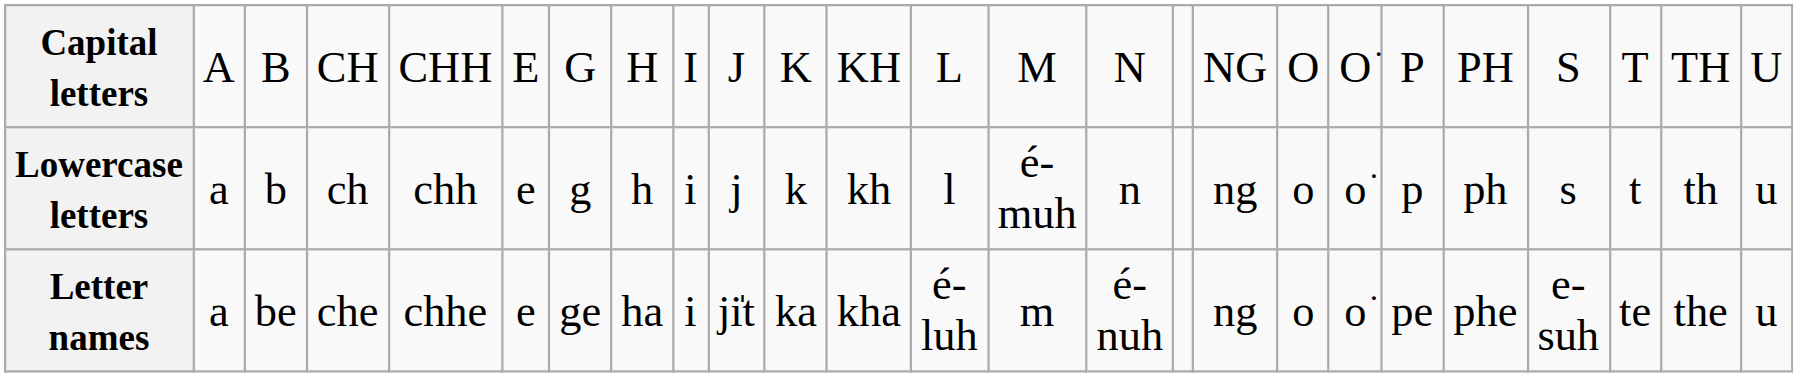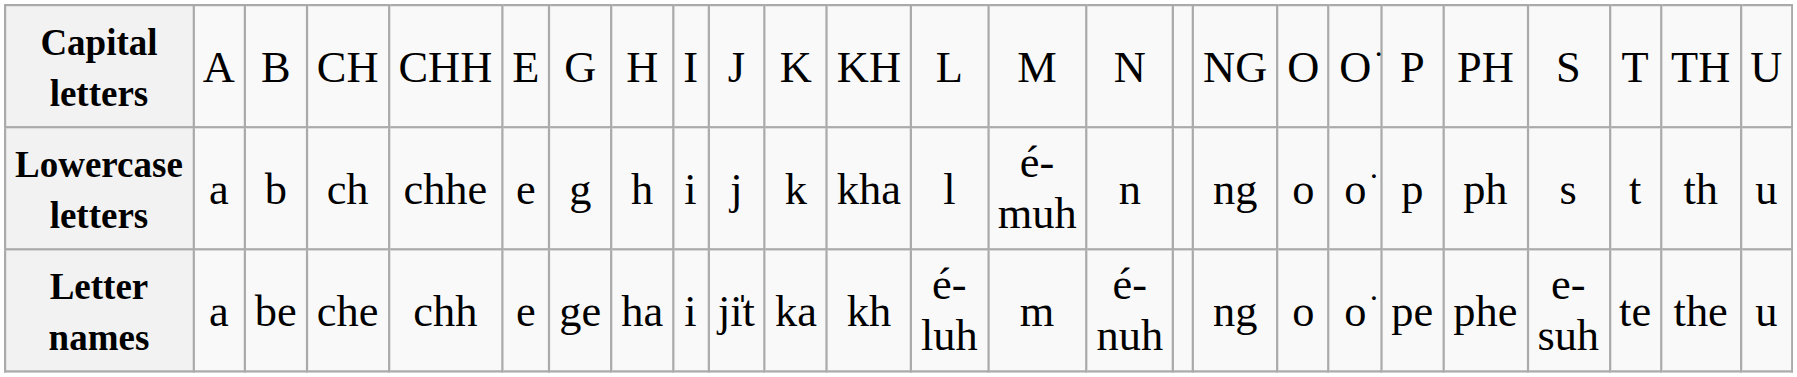(445, 187) chh -> (445, 187) chhe
(869, 187) kh -> (869, 187) kha
(445, 309) chhe -> (445, 309) chh
(869, 309) kha -> (869, 309) kh
